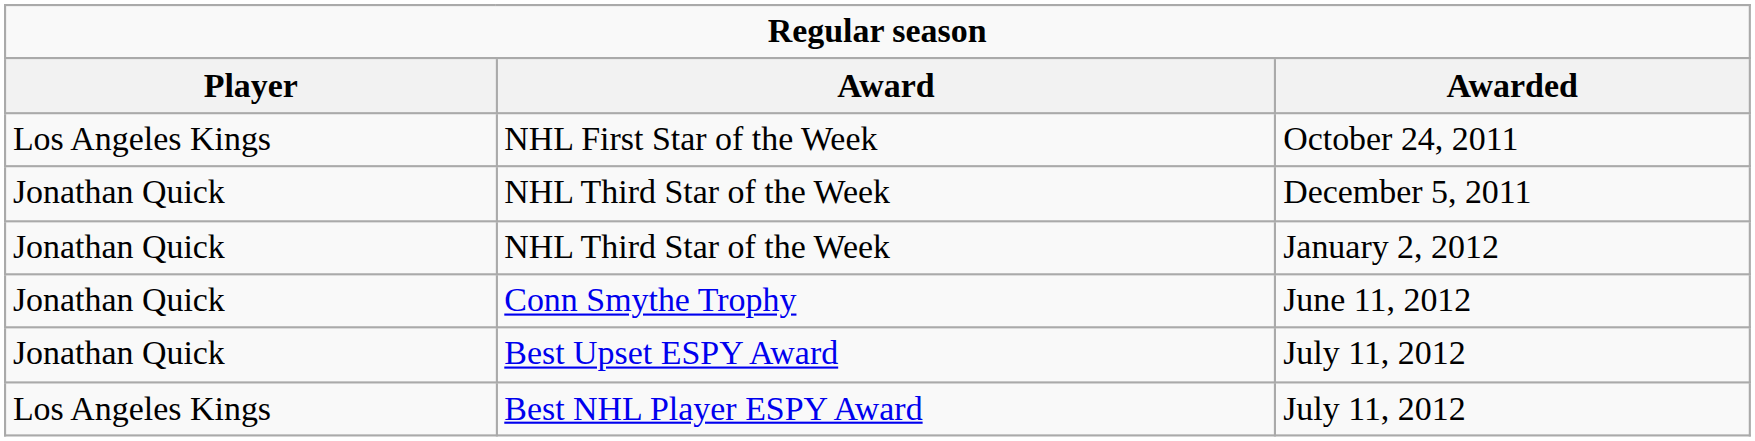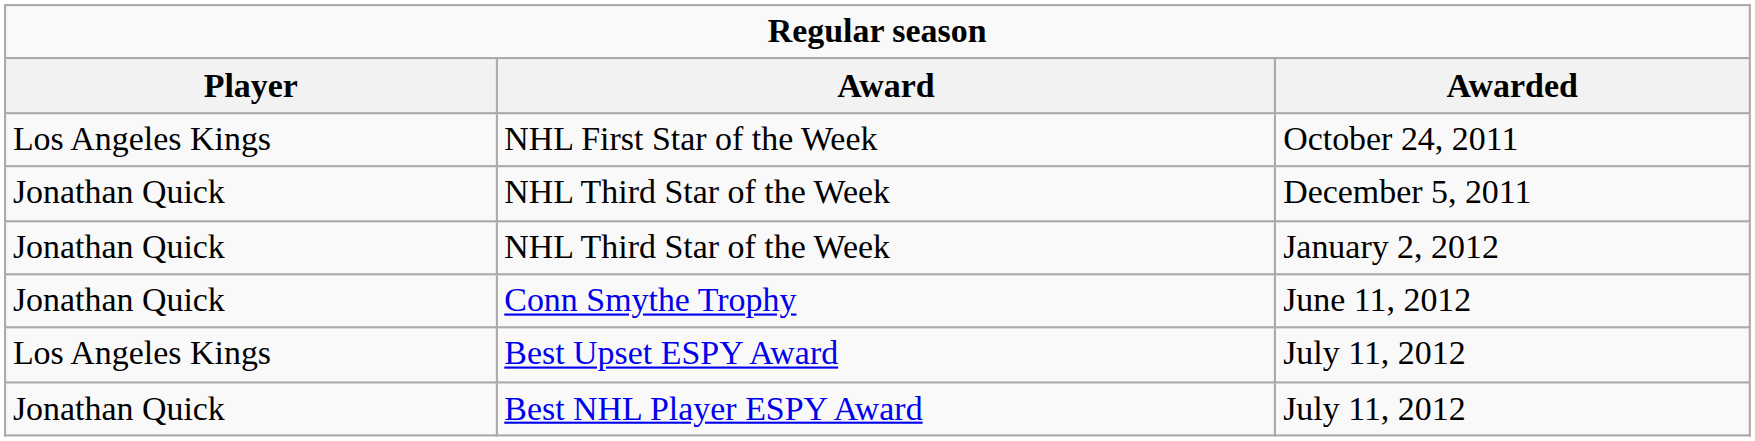(119, 354) Jonathan Quick -> (142, 354) Los Angeles Kings
(142, 407) Los Angeles Kings -> (119, 407) Jonathan Quick
